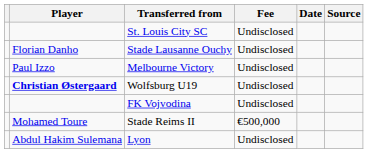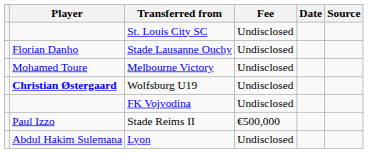(34, 67) Paul Izzo -> (50, 67) Mohamed Toure
(50, 121) Mohamed Toure -> (34, 121) Paul Izzo
